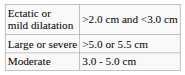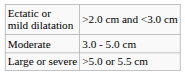rows swapped: (29, 61) <-> (42, 43)
